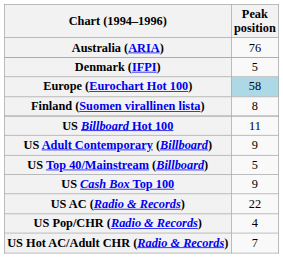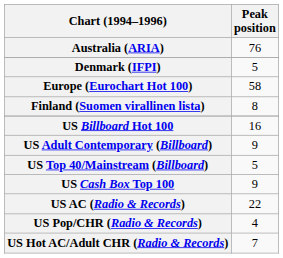(255, 86) lightblue background -> (255, 86) no background
(255, 125) 11 -> (255, 125) 16
